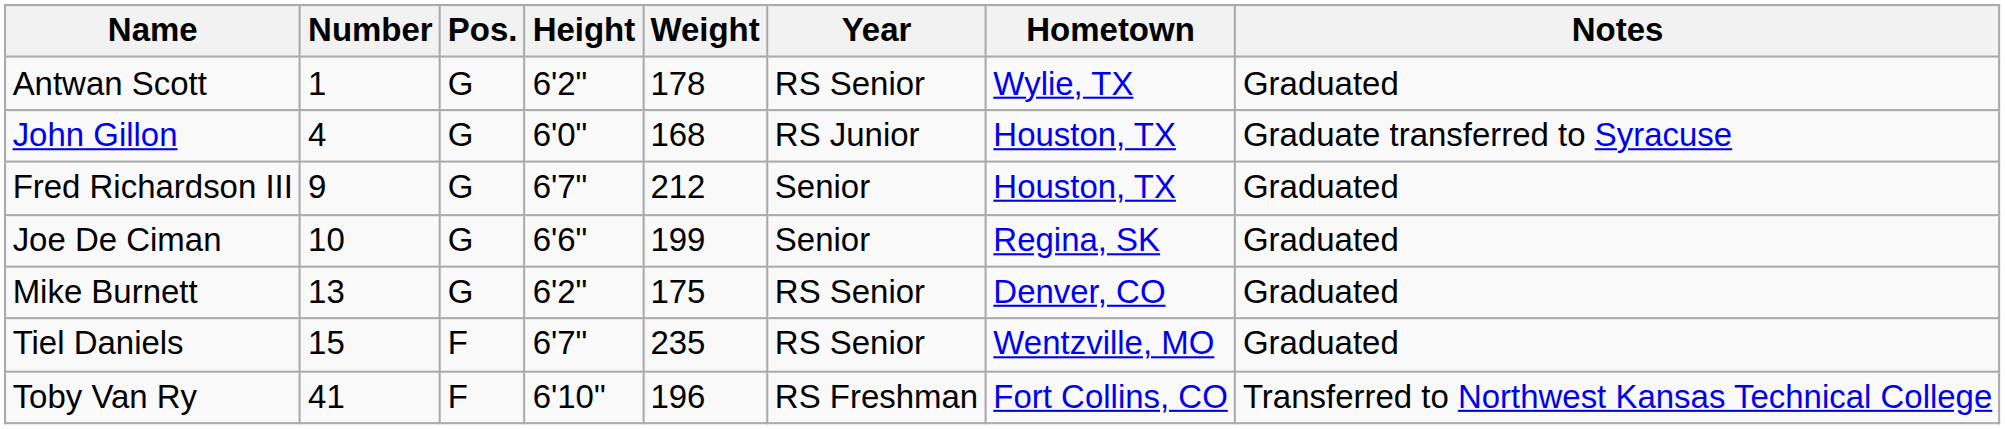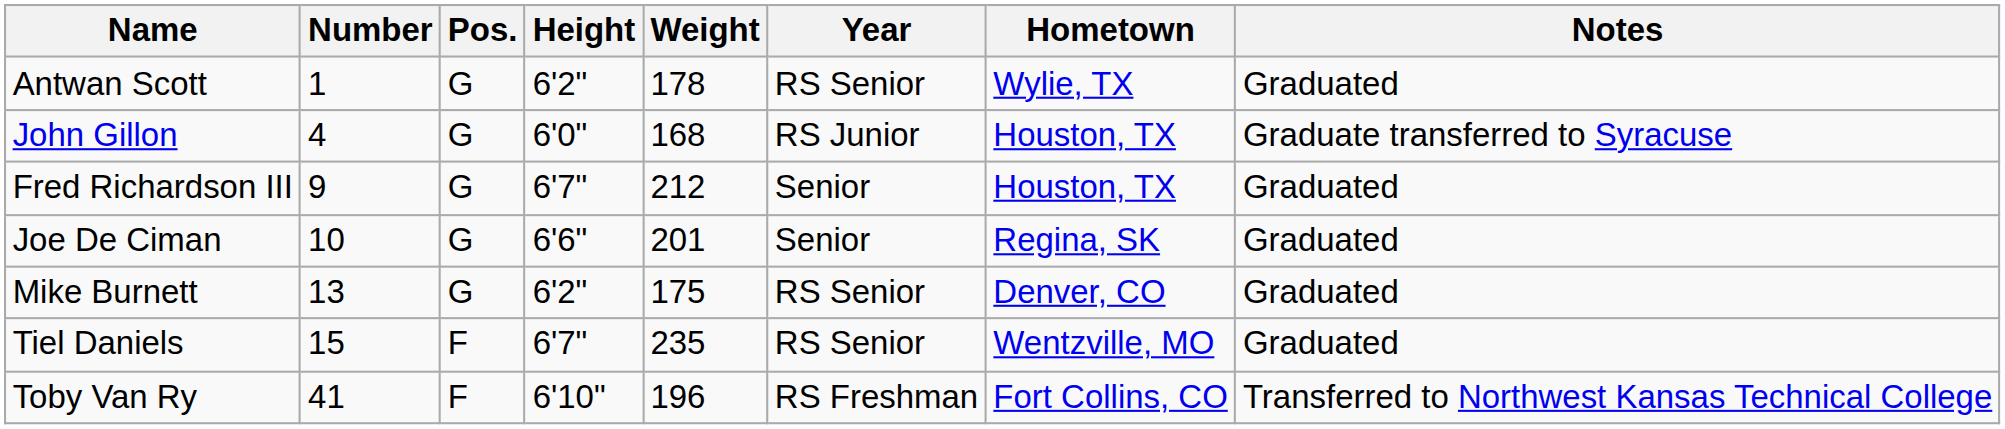(678, 239) 199 -> (678, 239) 201
